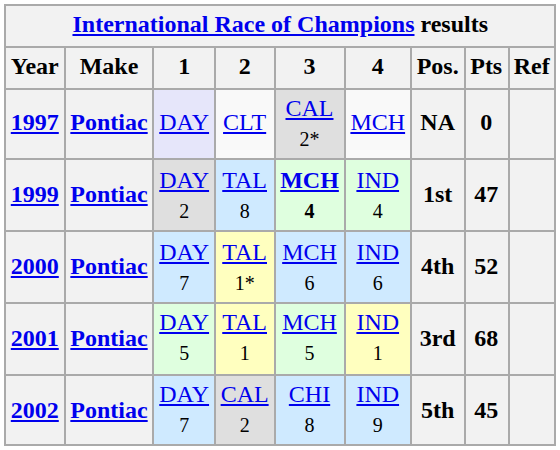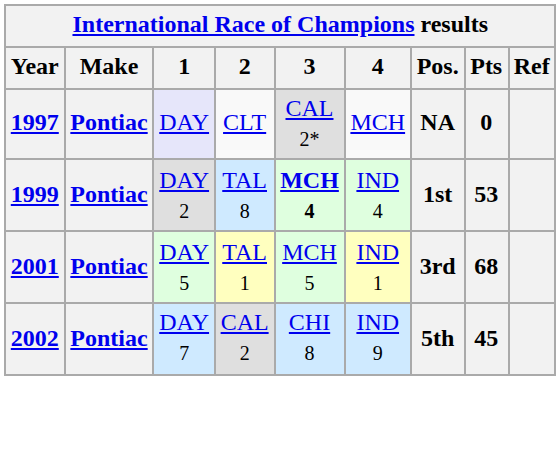(486, 194) 47 -> (486, 194) 53
- row: (35, 266)
